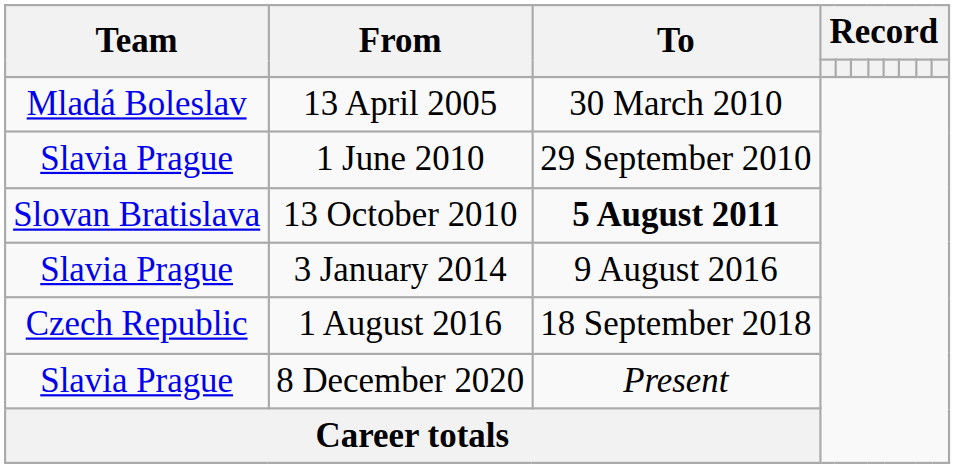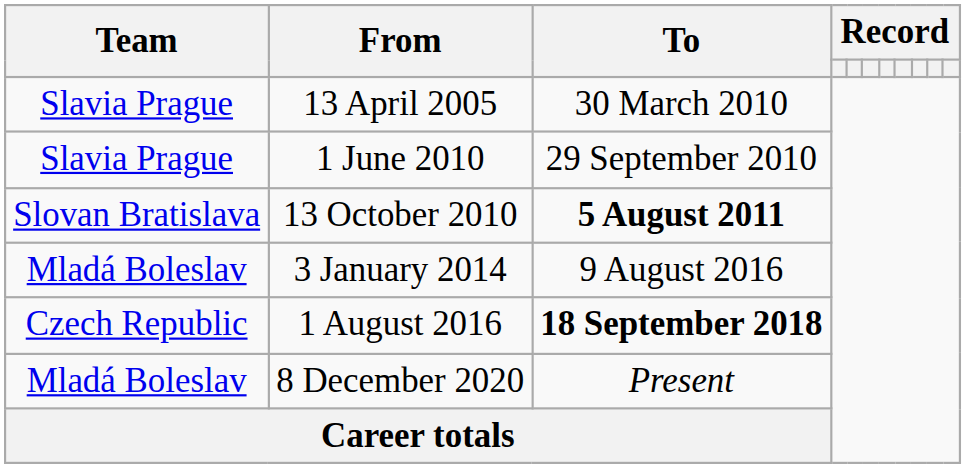(137, 103) Mladá Boleslav -> (137, 103) Slavia Prague
(137, 269) Slavia Prague -> (137, 269) Mladá Boleslav
(676, 324) normal -> (681, 324) bold
(137, 380) Slavia Prague -> (137, 380) Mladá Boleslav
